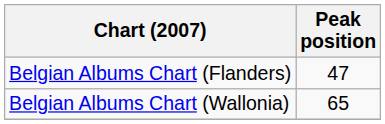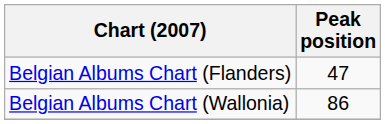(338, 103) 65 -> (338, 103) 86
